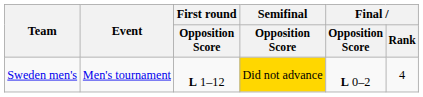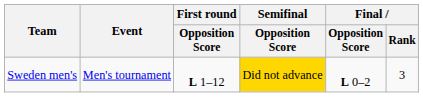(402, 75) 4 -> (402, 75) 3
